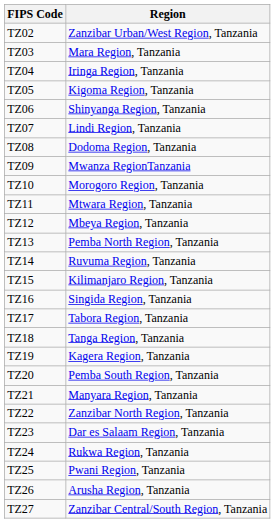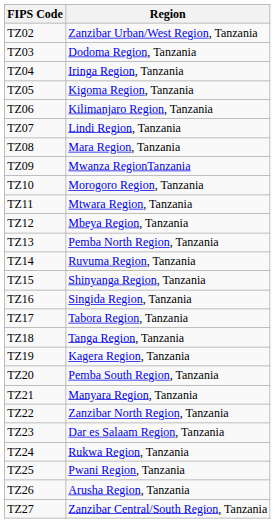(124, 52) Mara Region, Tanzania -> (132, 52) Dodoma Region, Tanzania
(137, 109) Shinyanga Region, Tanzania -> (141, 109) Kilimanjaro Region, Tanzania
(132, 147) Dodoma Region, Tanzania -> (124, 147) Mara Region, Tanzania
(141, 280) Kilimanjaro Region, Tanzania -> (137, 280) Shinyanga Region, Tanzania
